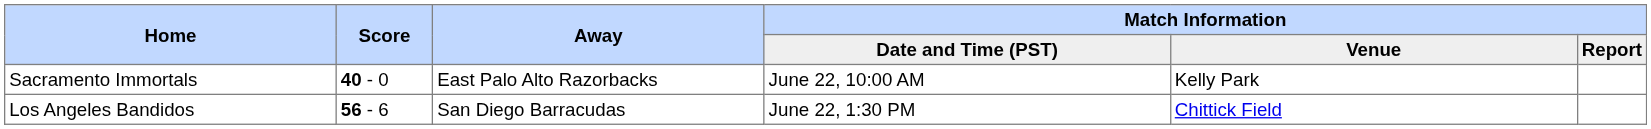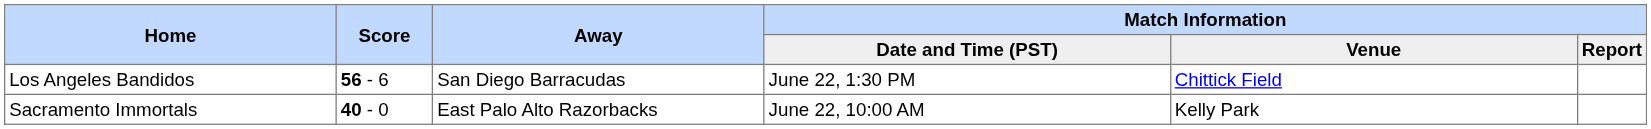rows swapped: (103, 79) <-> (102, 109)
